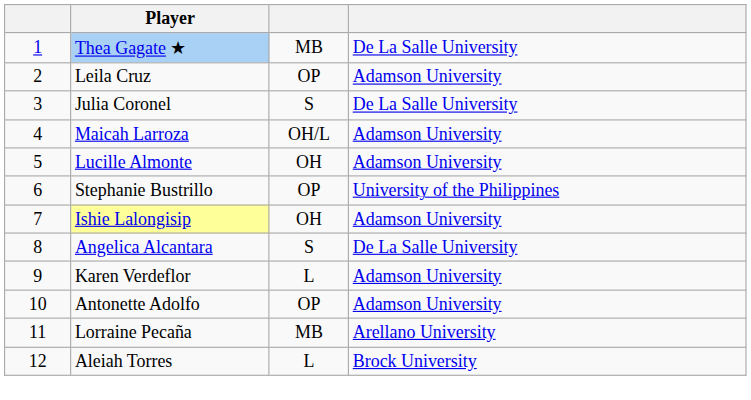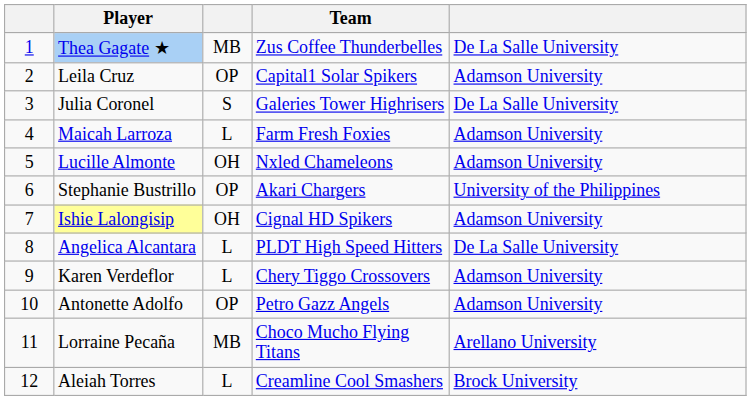+ column: (351, 18)
(309, 133) OH/L -> (227, 133) L
(309, 247) S -> (227, 247) L
